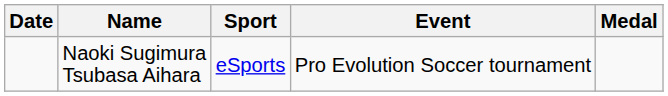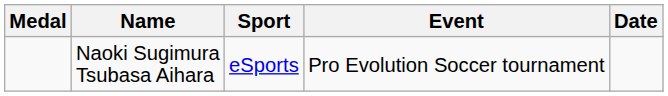columns swapped: (629, 21) <-> (31, 21)
